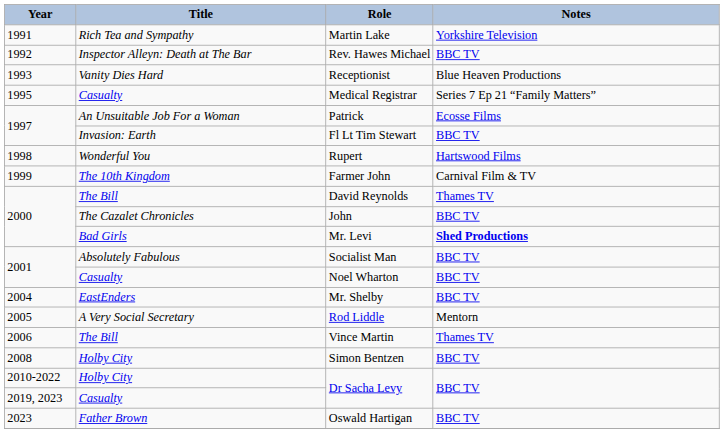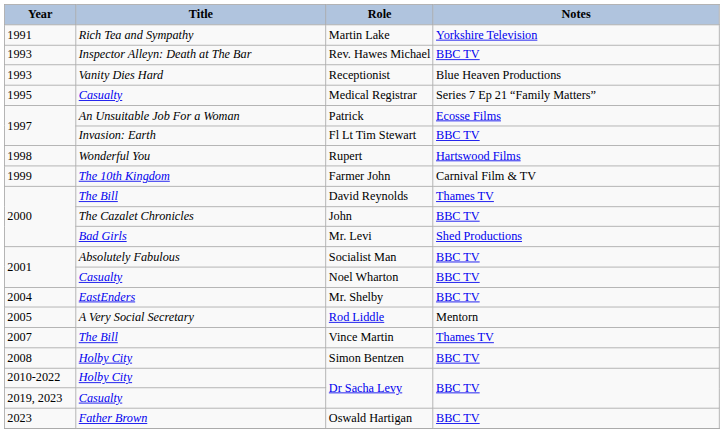(20, 55) 1992 -> (20, 55) 1993
(482, 237) bold -> (479, 237) normal
(20, 337) 2006 -> (20, 337) 2007
